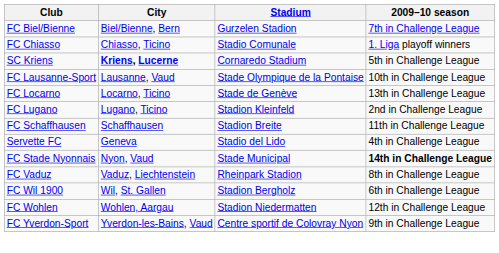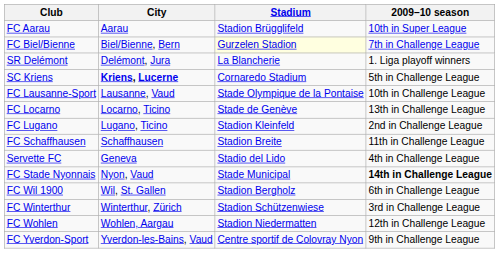+ row: (28, 28)
(257, 28) no background -> (257, 45) lightyellow background
- row: (33, 45)
+ row: (37, 61)
- row: (29, 175)
+ row: (39, 207)
